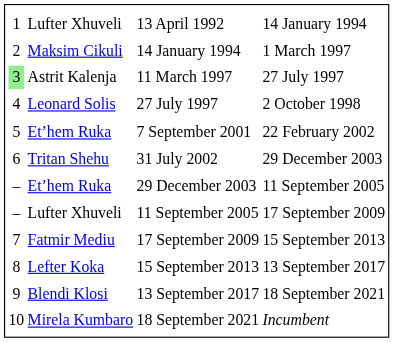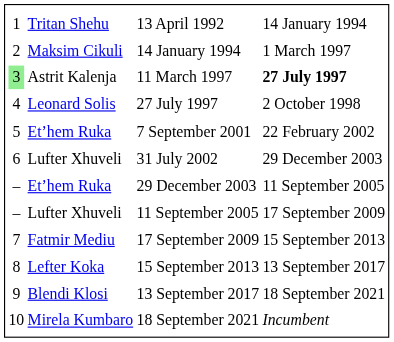(75, 23) Lufter Xhuveli -> (68, 23) Tritan Shehu
(303, 77) normal -> (305, 77) bold
(68, 158) Tritan Shehu -> (75, 158) Lufter Xhuveli
